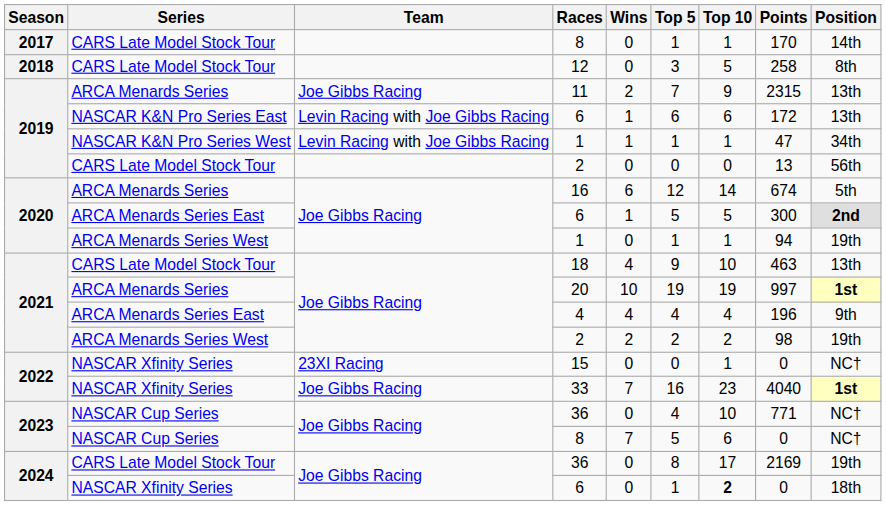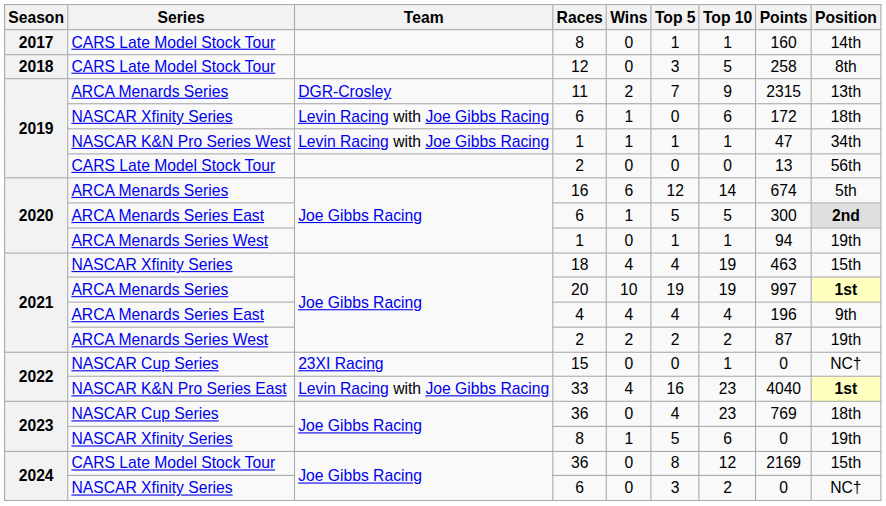(784, 42) 170 -> (784, 42) 160
(360, 92) Joe Gibbs Racing -> (345, 92) DGR-Crosley
(179, 117) NASCAR K&N Pro Series East -> (152, 117) NASCAR Xfinity Series
(675, 117) 6 -> (675, 117) 0
(846, 117) 13th -> (846, 117) 18th
(173, 265) CARS Late Model Stock Tour -> (152, 265) NASCAR Xfinity Series
(675, 265) 9 -> (675, 265) 4
(728, 265) 10 -> (728, 265) 19
(846, 265) 13th -> (846, 265) 15th
(784, 340) 98 -> (784, 340) 87
(152, 364) NASCAR Xfinity Series -> (145, 364) NASCAR Cup Series
(152, 389) NASCAR Xfinity Series -> (179, 389) NASCAR K&N Pro Series East
(360, 389) Joe Gibbs Racing -> (424, 389) Levin Racing with Joe Gibbs Racing
(629, 389) 7 -> (629, 389) 4
(728, 414) 10 -> (728, 414) 23
(784, 414) 771 -> (784, 414) 769
(846, 414) NC† -> (846, 414) 18th
(145, 439) NASCAR Cup Series -> (152, 439) NASCAR Xfinity Series
(629, 439) 7 -> (629, 439) 1
(846, 439) NC† -> (846, 439) 19th
(728, 464) 17 -> (728, 464) 12
(846, 464) 19th -> (846, 464) 15th
(675, 488) 1 -> (675, 488) 3
(728, 488) bold -> (728, 488) normal
(846, 488) 18th -> (846, 488) NC†
